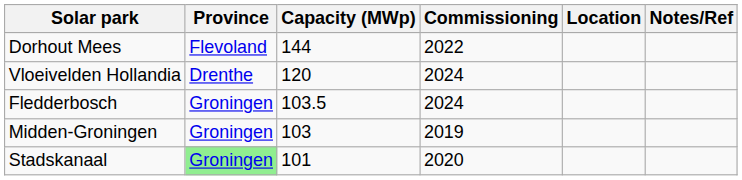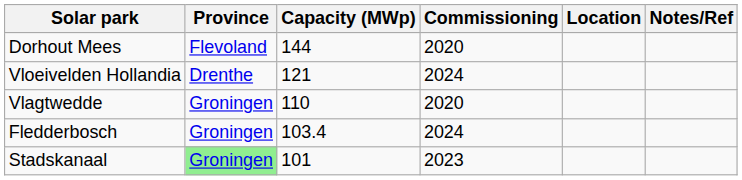(444, 47) 2022 -> (444, 47) 2020
(296, 75) 120 -> (296, 75) 121
+ row: (56, 103)
(304, 103) 103.5 -> (304, 132) 103.4
- row: (83, 132)
(444, 160) 2020 -> (444, 160) 2023
